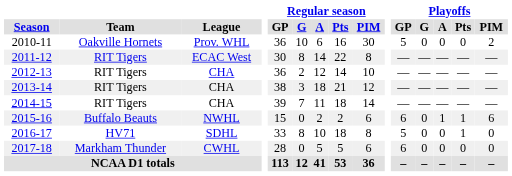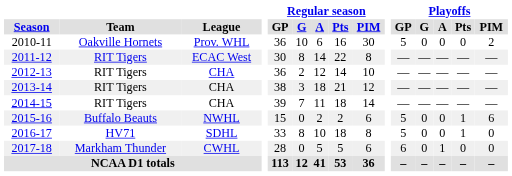(403, 118) 6 -> (403, 118) 5
(442, 118) 1 -> (442, 118) 0
(442, 148) 0 -> (442, 148) 1
